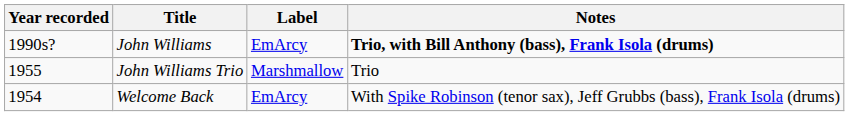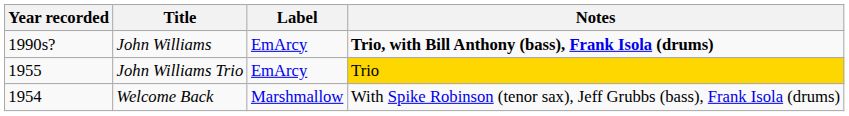(297, 70) Marshmallow -> (279, 70) EmArcy
(365, 70) no background -> (365, 70) gold background
(279, 96) EmArcy -> (297, 96) Marshmallow
